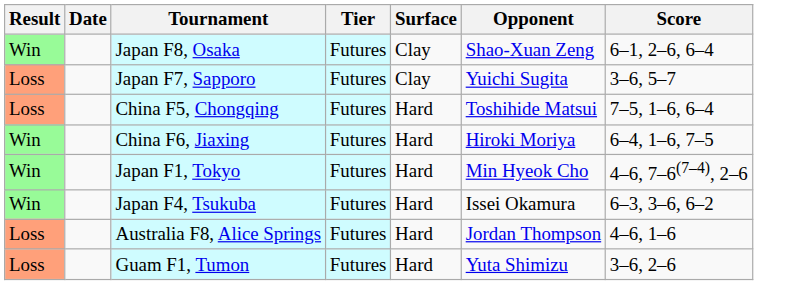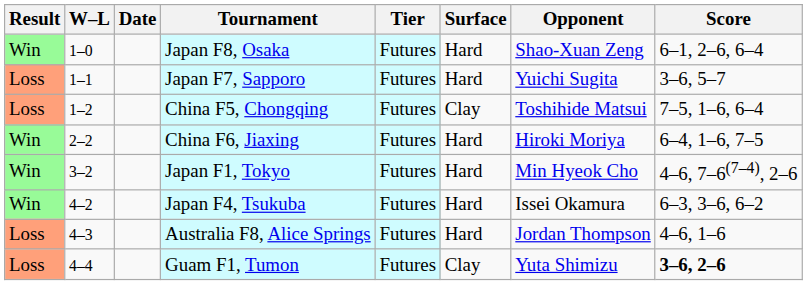+ column: (90, 19)
(413, 49) Clay -> (464, 49) Hard
(413, 79) Clay -> (464, 79) Hard
(414, 109) Hard -> (463, 109) Clay
(414, 264) Hard -> (463, 264) Clay
(643, 264) normal -> (693, 264) bold
